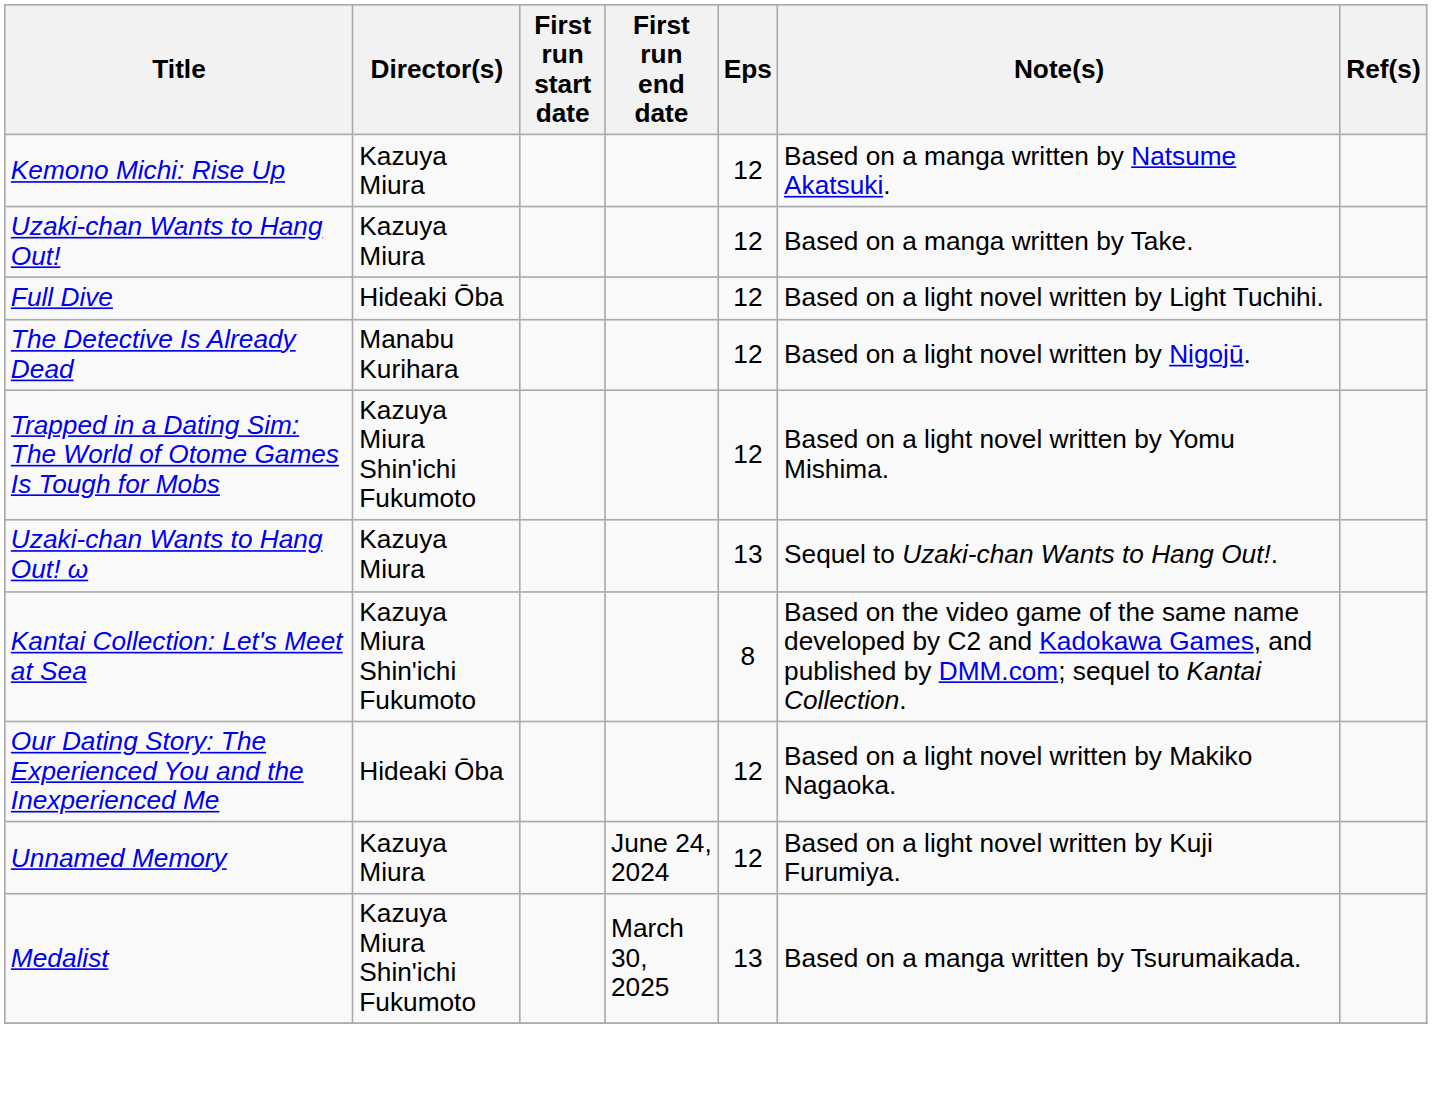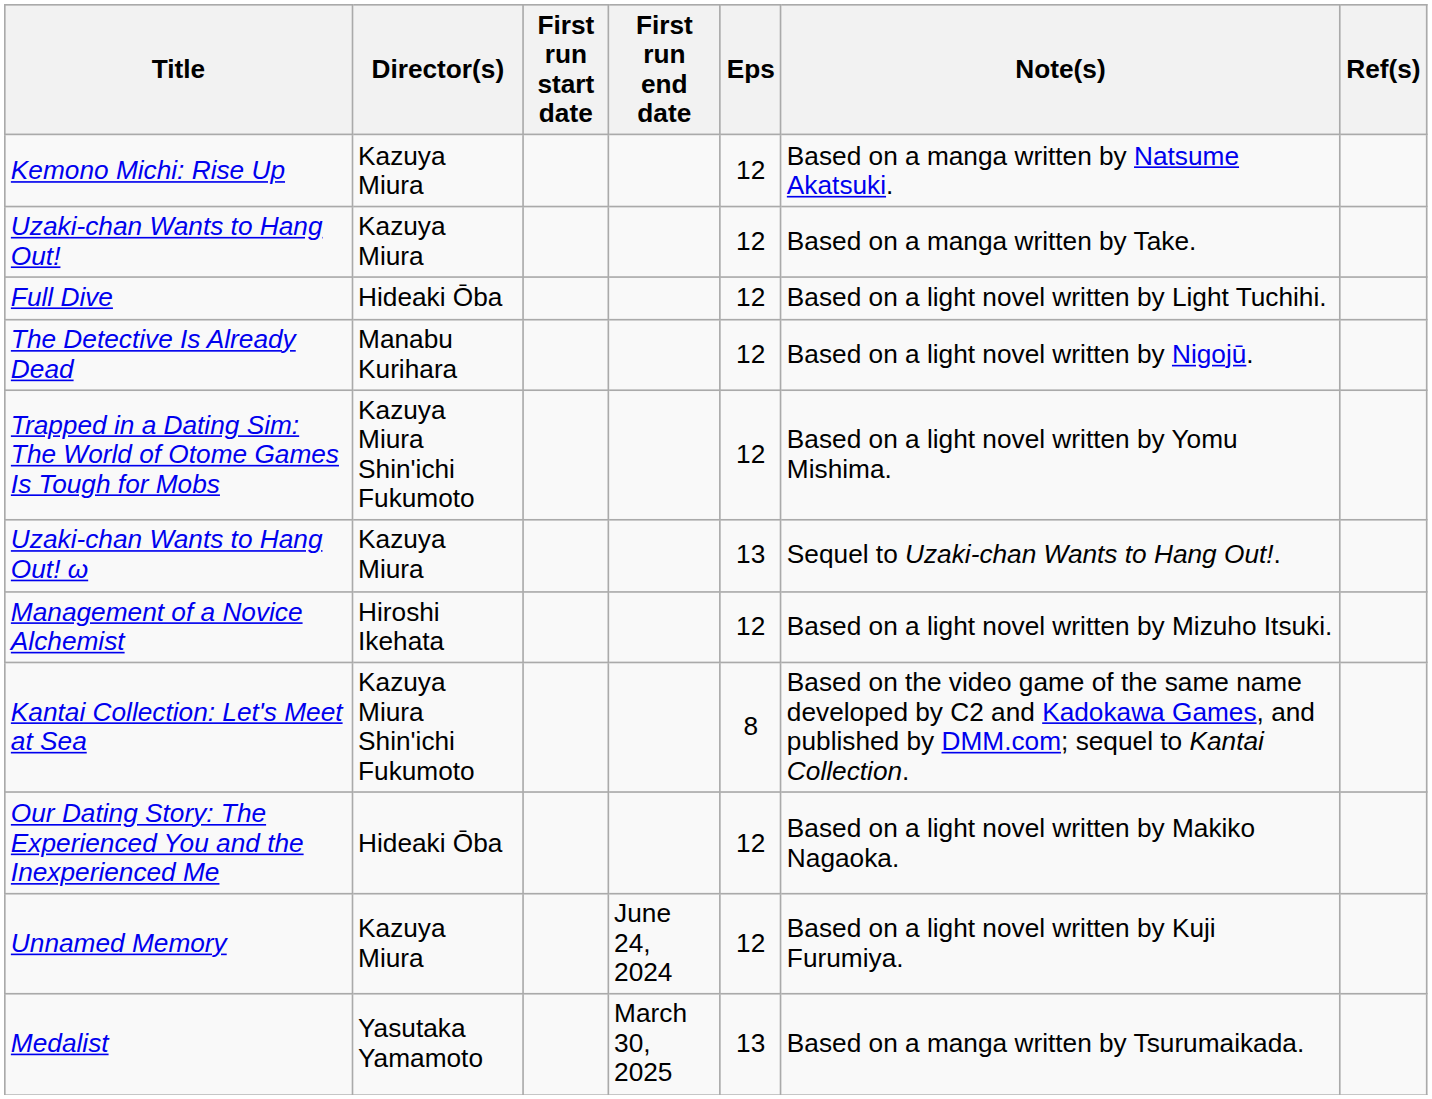+ row: (157, 626)
(418, 958) Kazuya Miura Shin'ichi Fukumoto -> (421, 1043) Yasutaka Yamamoto
